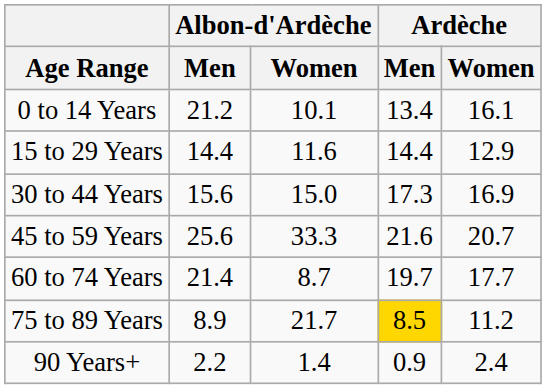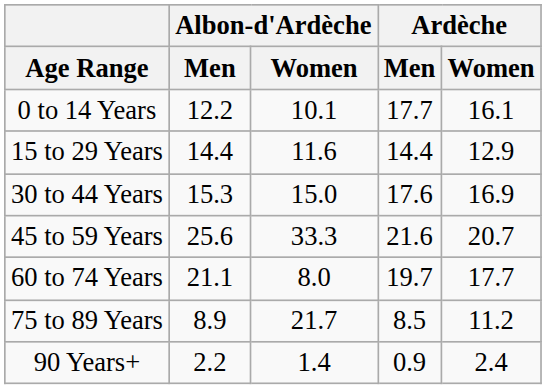(210, 109) 21.2 -> (210, 109) 12.2
(410, 109) 13.4 -> (410, 109) 17.7
(210, 194) 15.6 -> (210, 194) 15.3
(410, 194) 17.3 -> (410, 194) 17.6
(210, 278) 21.4 -> (210, 278) 21.1
(314, 278) 8.7 -> (314, 278) 8.0
(410, 320) gold background -> (410, 320) no background
